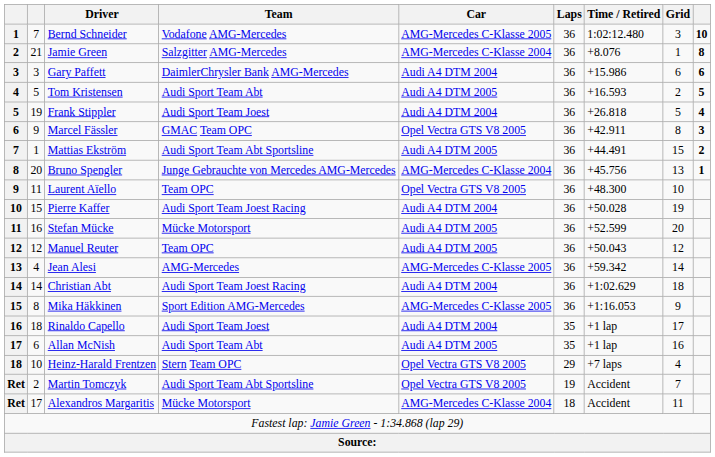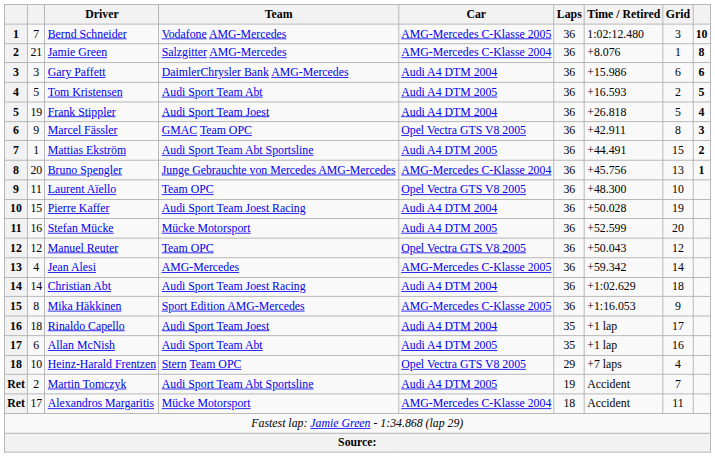(449, 248) Audi A4 DTM 2005 -> (464, 248) Opel Vectra GTS V8 2005
(464, 384) Opel Vectra GTS V8 2005 -> (449, 384) Audi A4 DTM 2005
